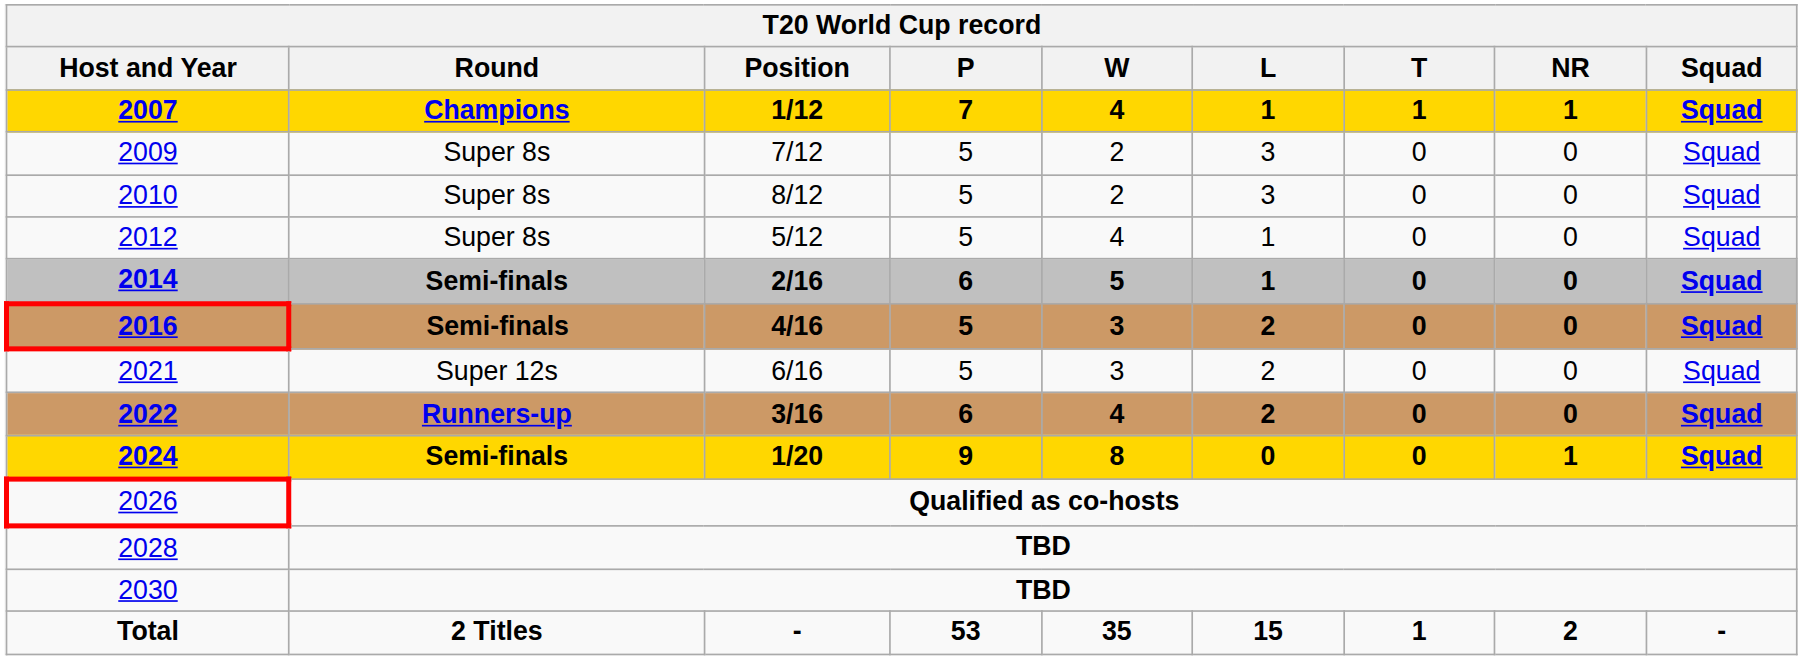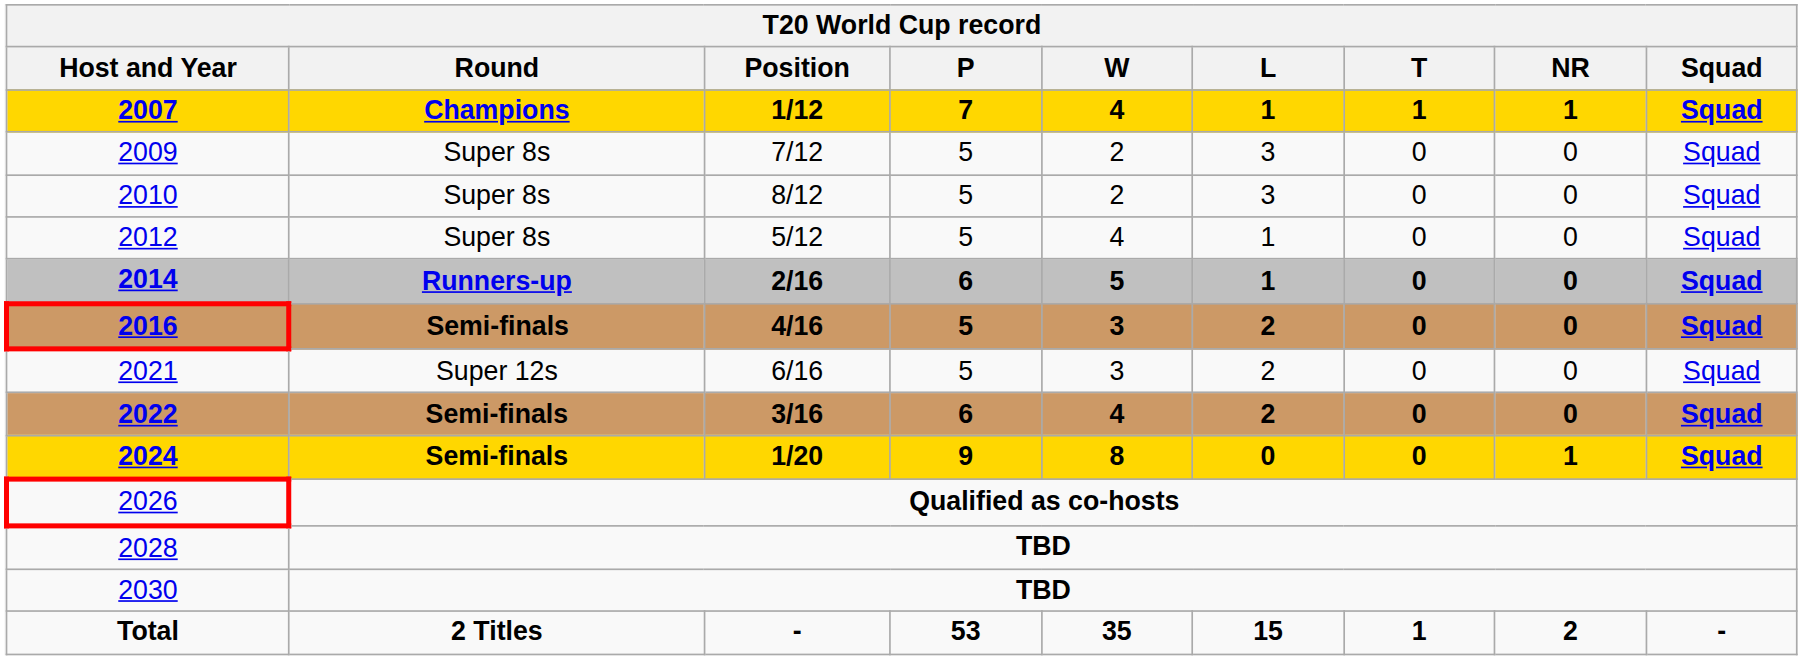(497, 280) Semi-finals -> (497, 280) Runners-up
(497, 413) Runners-up -> (497, 413) Semi-finals
